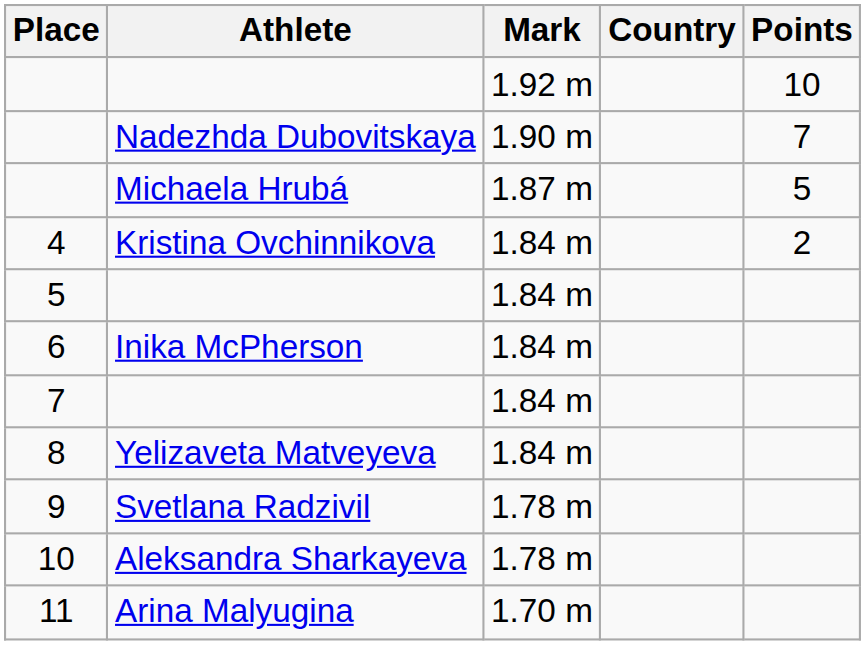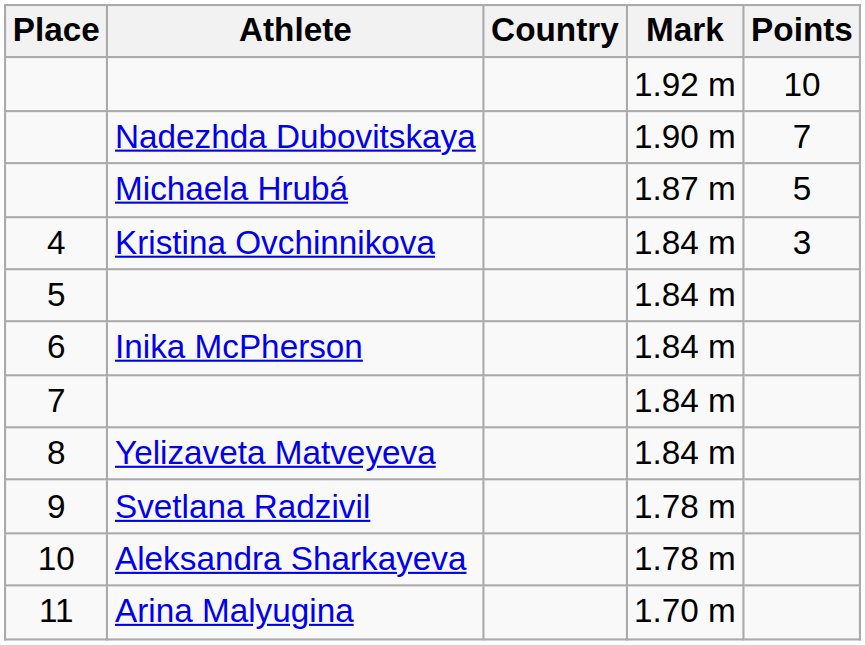columns swapped: (672, 30) <-> (542, 30)
(802, 242) 2 -> (802, 242) 3
